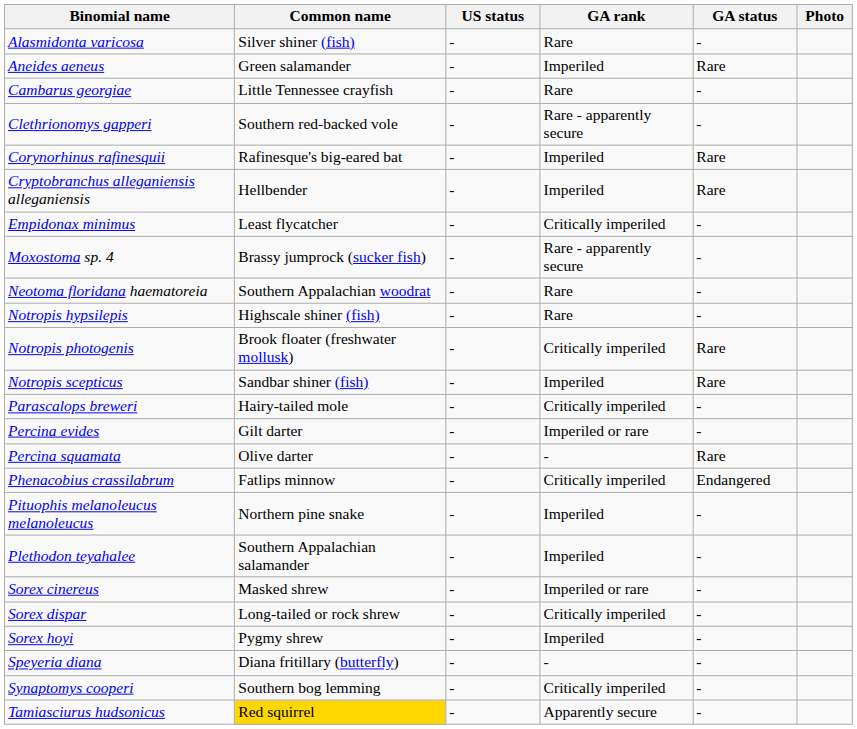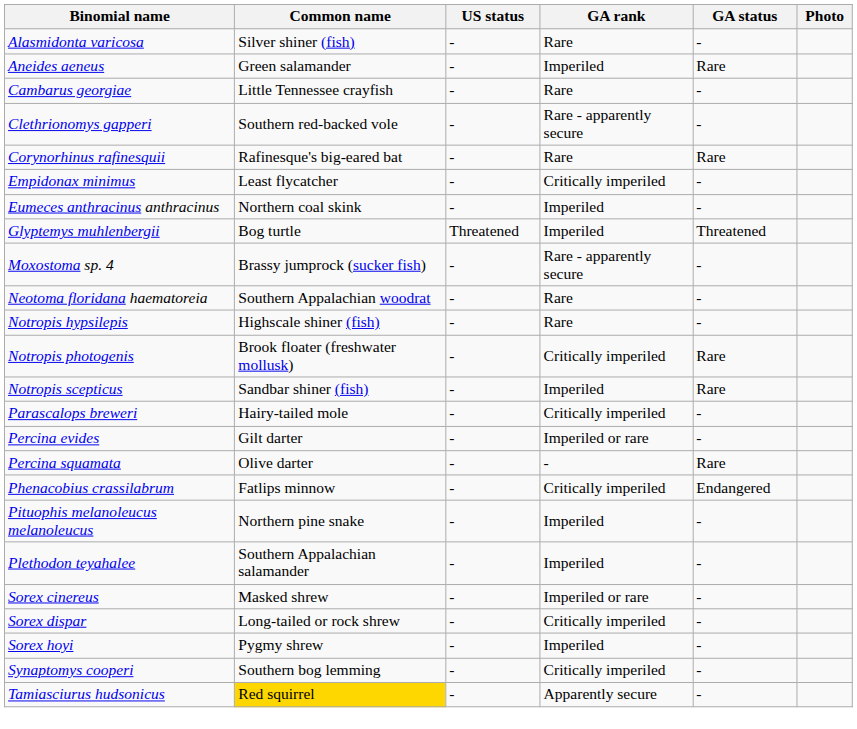(574, 157) Imperiled -> (558, 157) Rare
- row: (101, 190)
+ row: (114, 206)
+ row: (84, 231)
- row: (55, 663)
